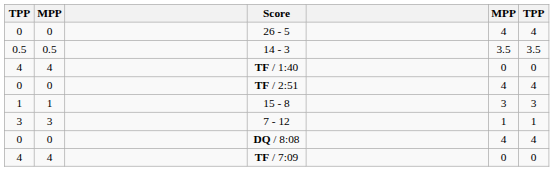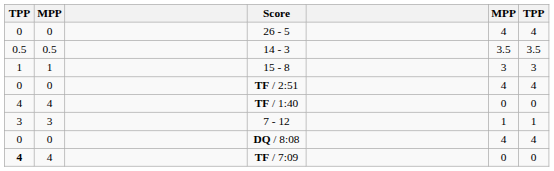rows swapped: (277, 103) <-> (277, 67)
(19, 157) normal -> (19, 157) bold
